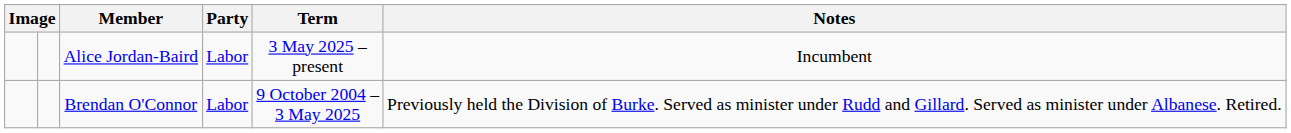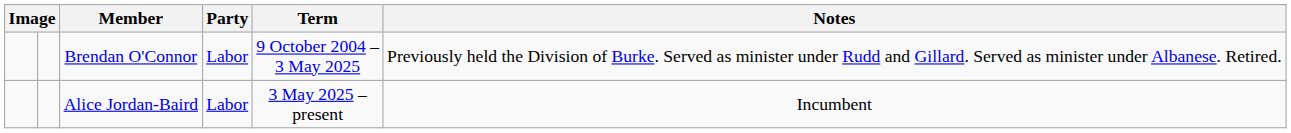rows swapped: (131, 103) <-> (131, 56)
